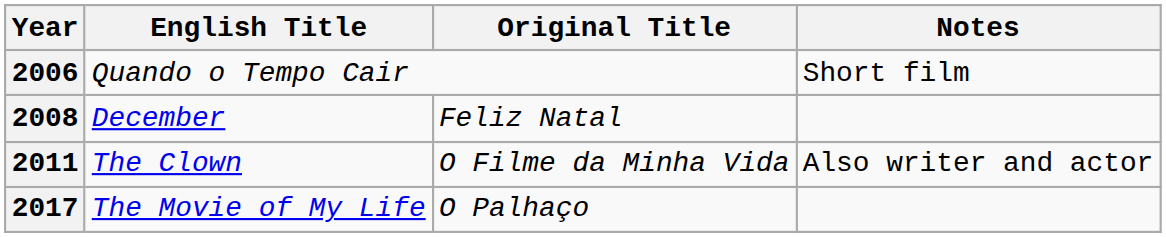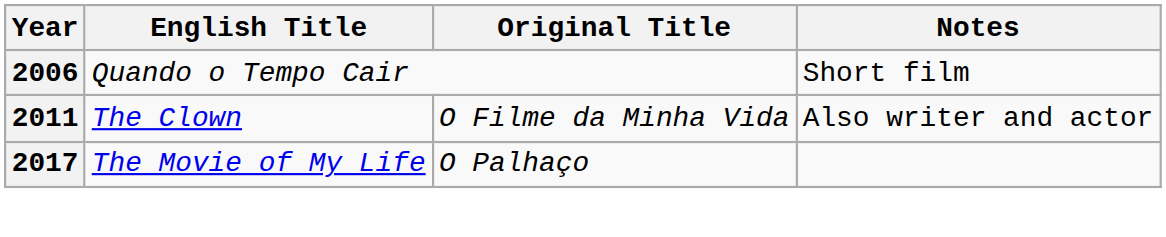- row: (45, 118)
